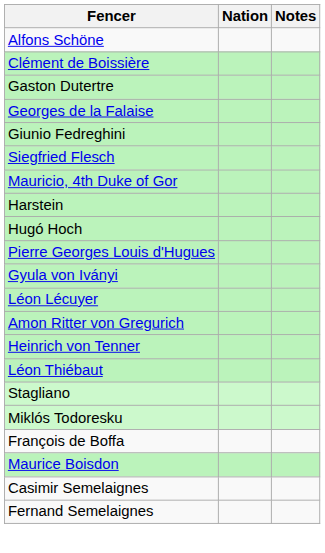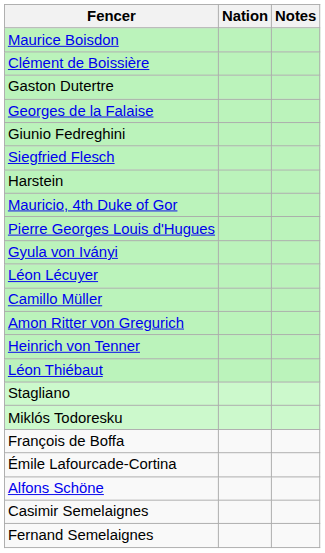rows swapped: (63, 464) <-> (56, 39)
rows swapped: (93, 181) <-> (36, 205)
- row: (45, 228)
+ row: (55, 299)
+ row: (92, 464)
